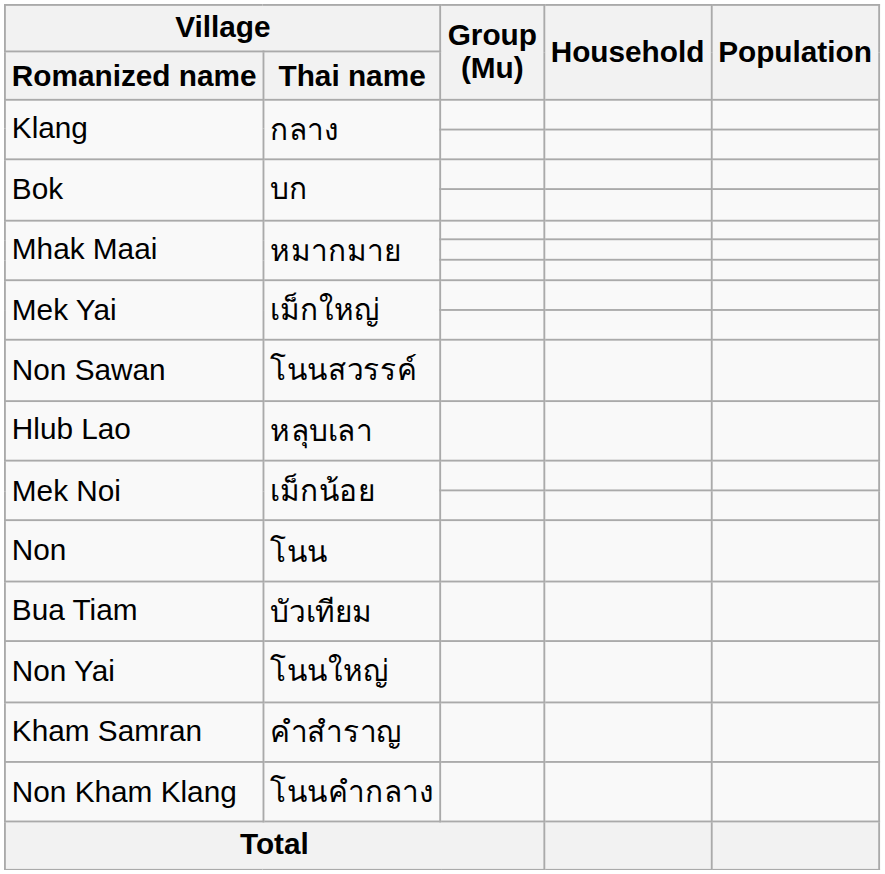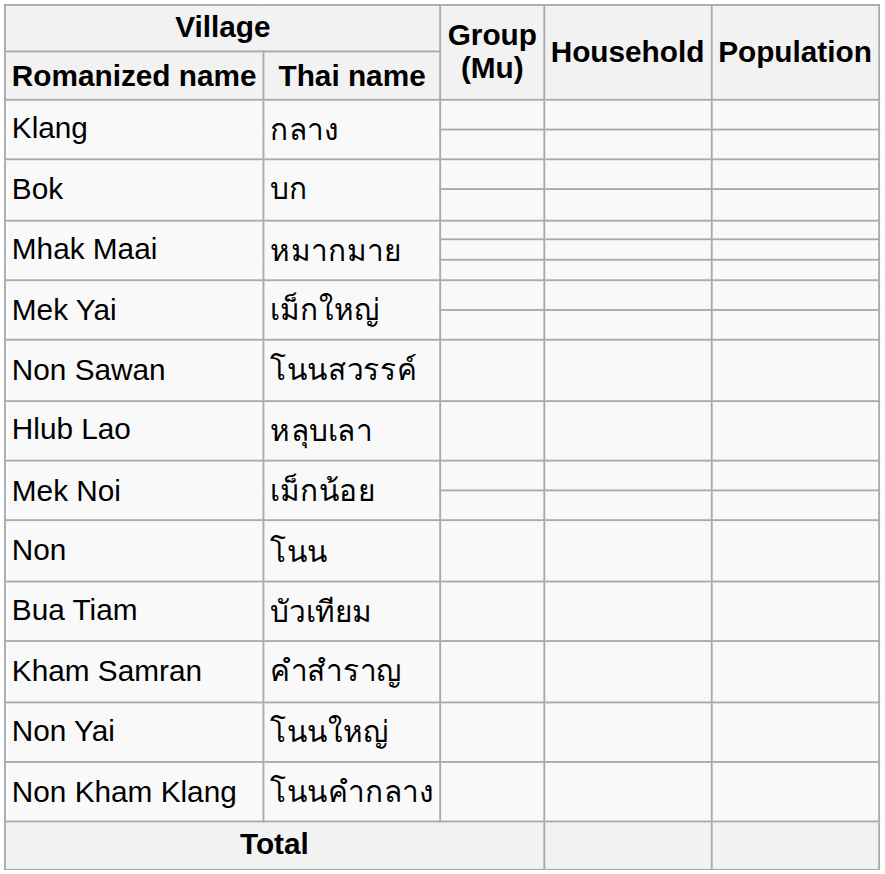rows swapped: (63, 670) <-> (107, 731)
